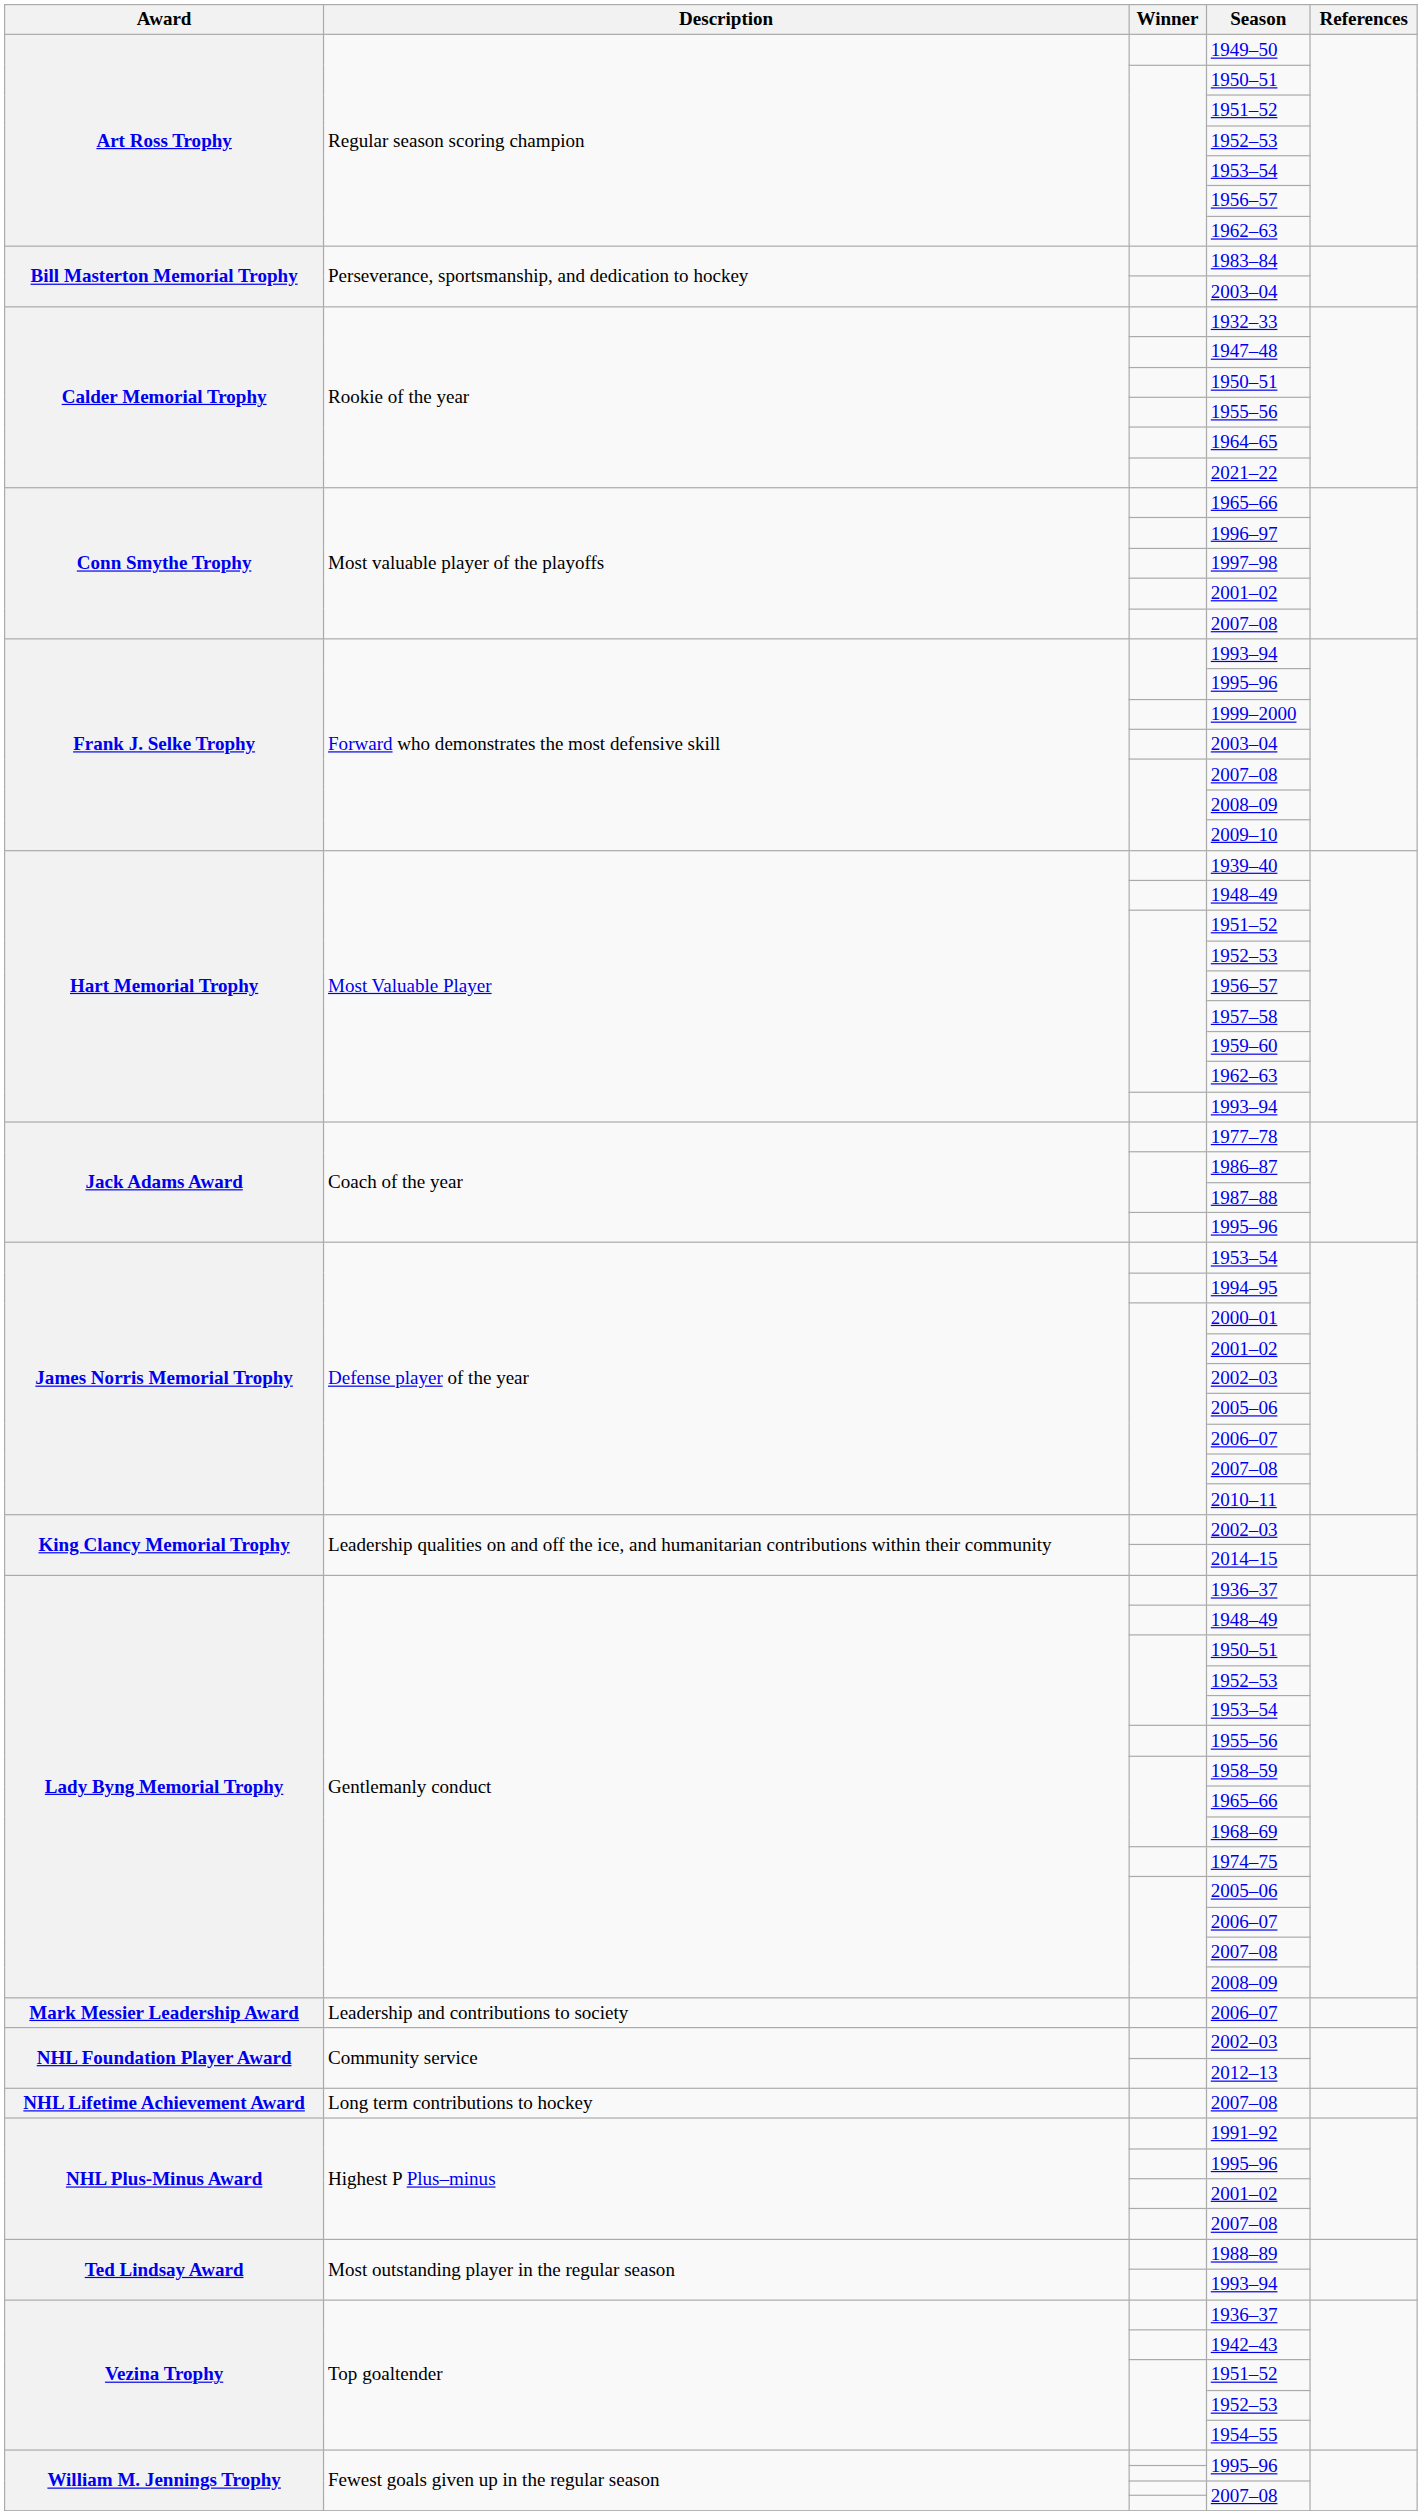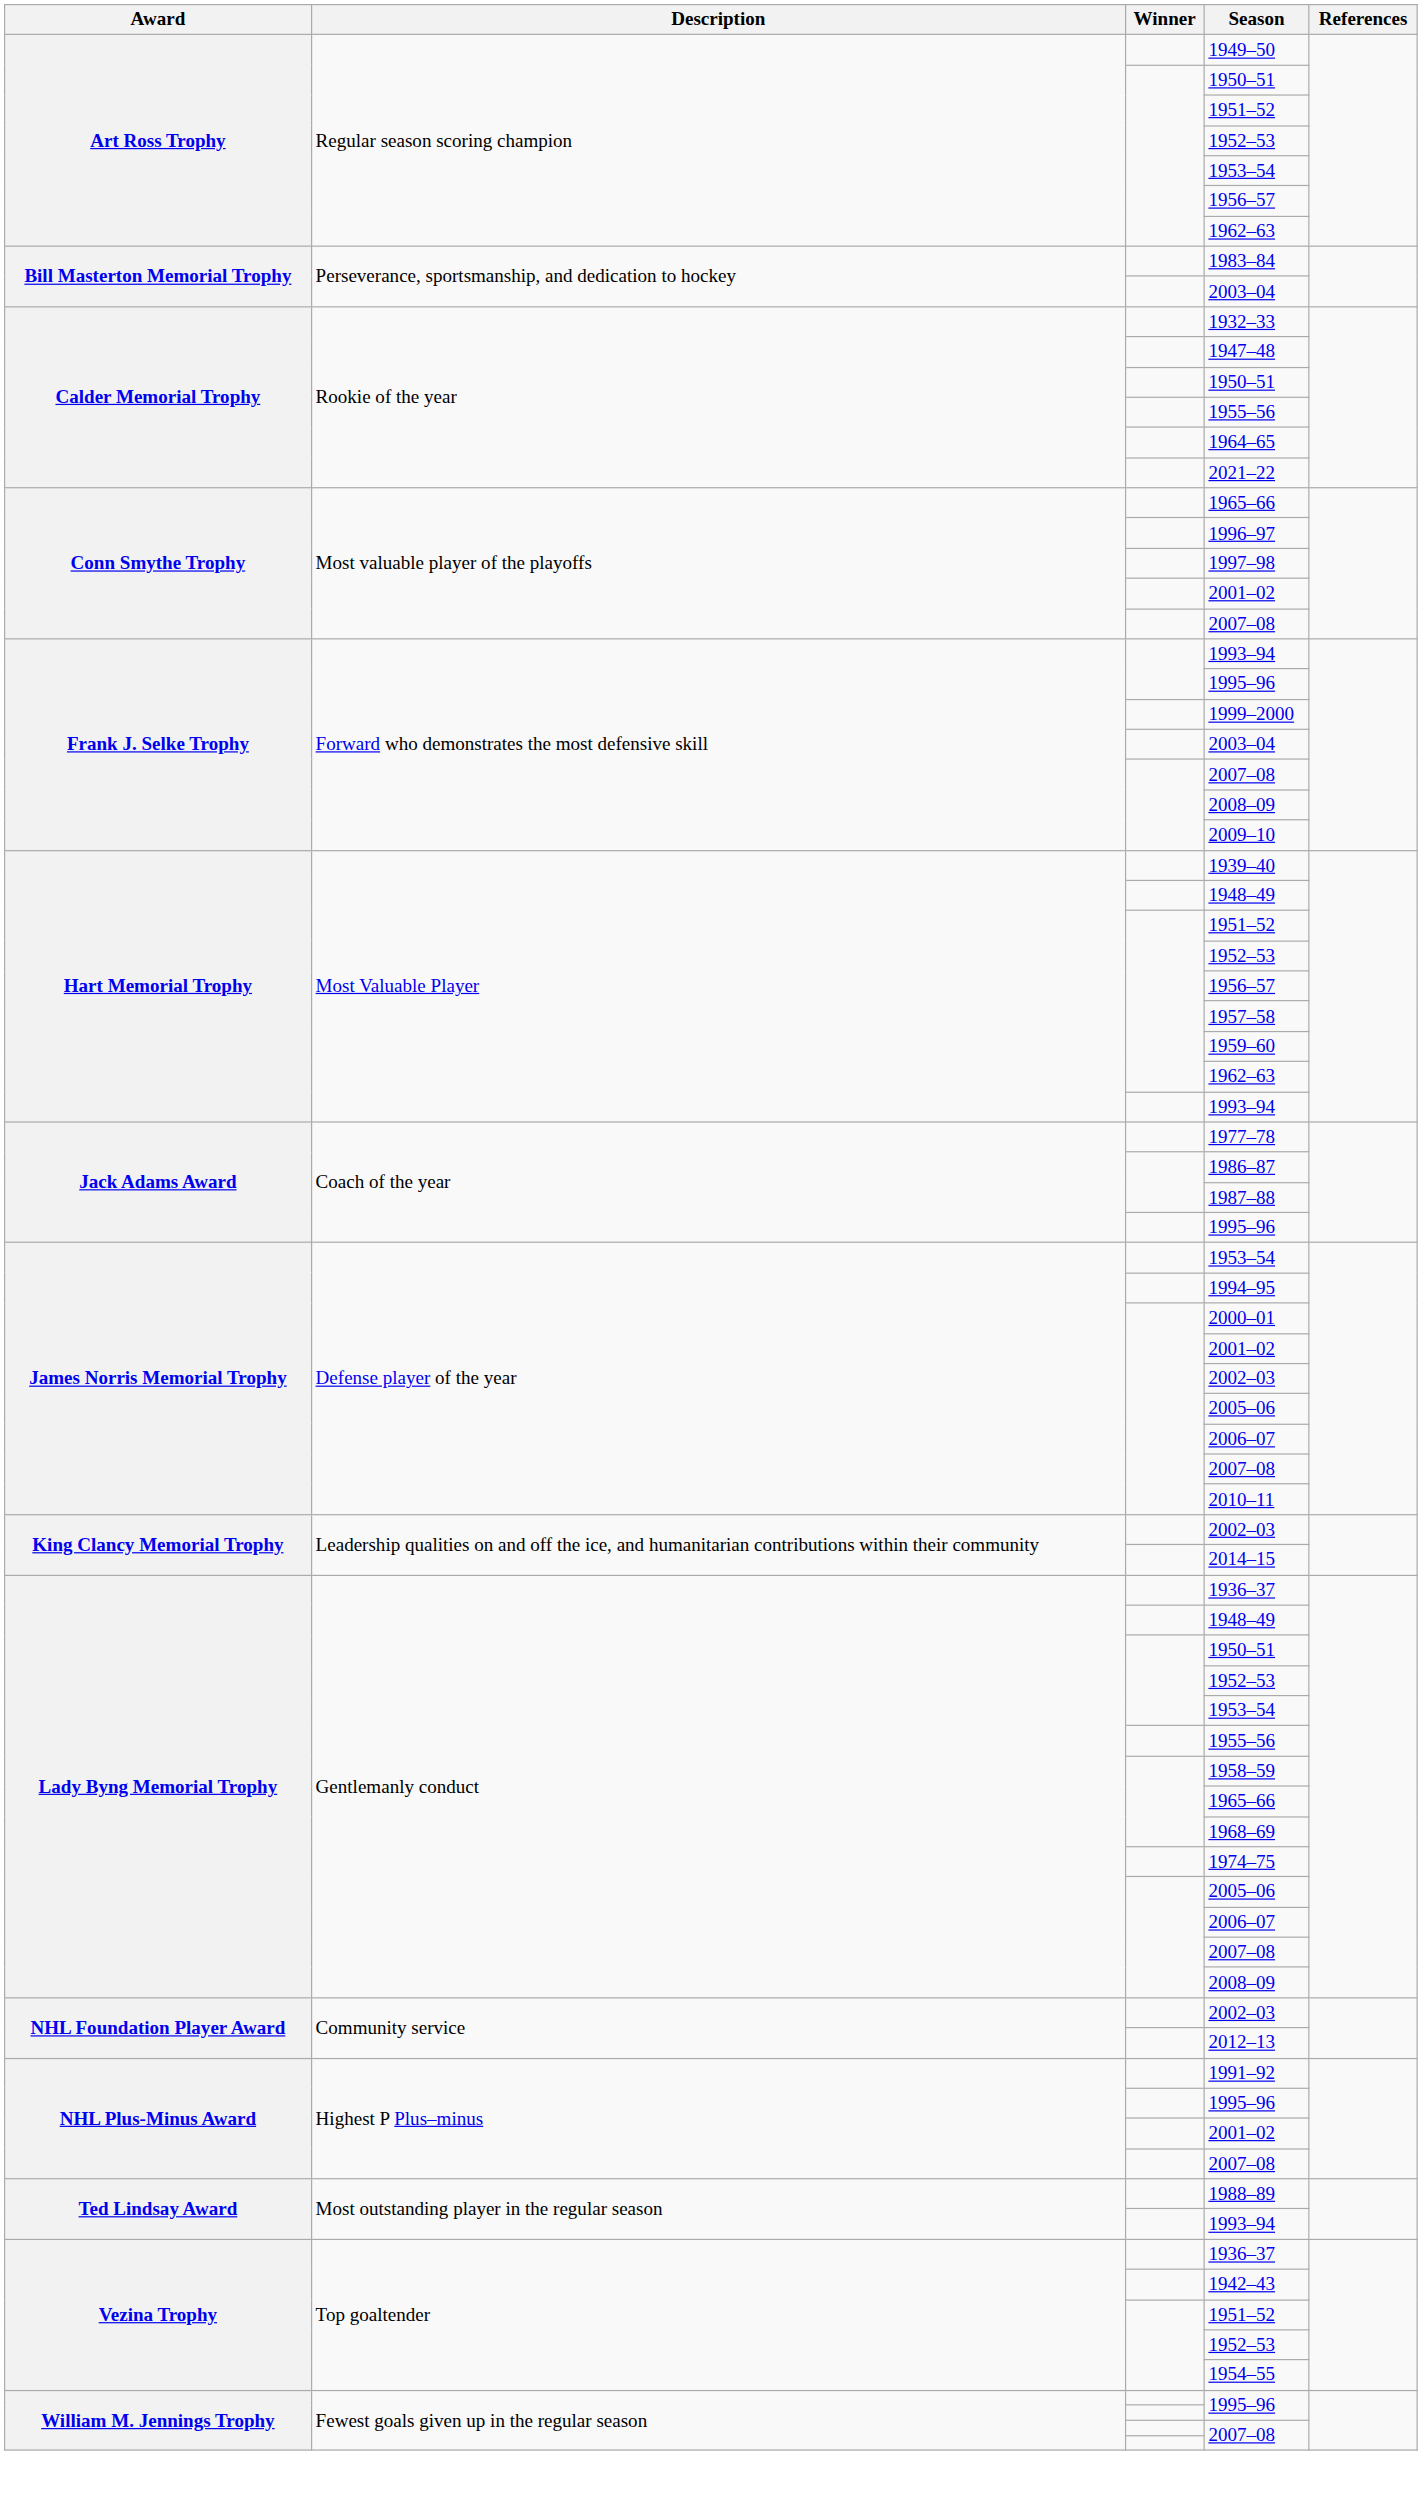- row: (164, 2012)
- row: (164, 2103)
